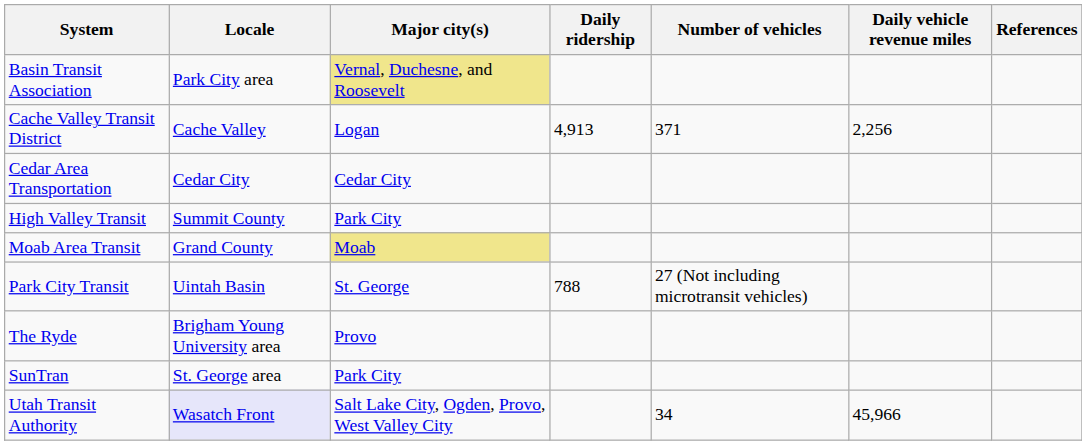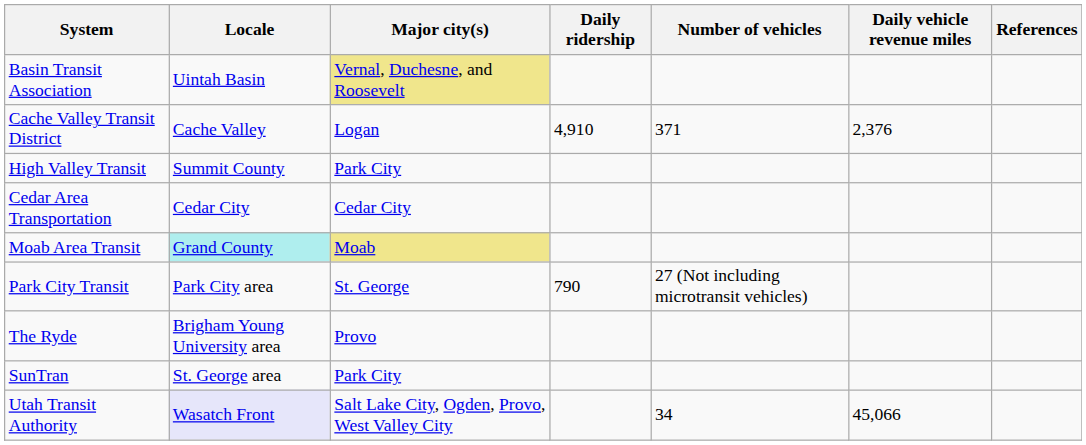(223, 79) Park City area -> (219, 79) Uintah Basin
(574, 129) 4,913 -> (574, 129) 4,910
(872, 129) 2,256 -> (872, 129) 2,376
rows swapped: (60, 178) <-> (77, 218)
(223, 247) no background -> (223, 247) paleturquoise background
(219, 286) Uintah Basin -> (223, 286) Park City area
(567, 286) 788 -> (567, 286) 790
(877, 414) 45,966 -> (877, 414) 45,066
